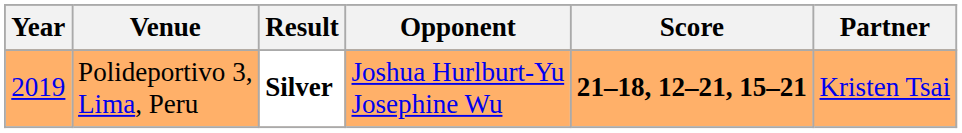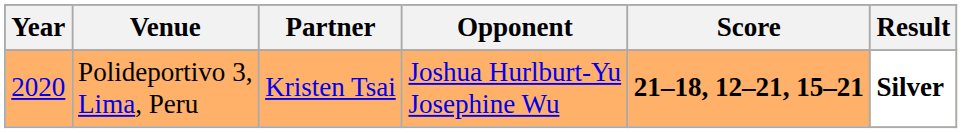columns swapped: (885, 27) <-> (302, 27)
(38, 87) 2019 -> (38, 87) 2020
